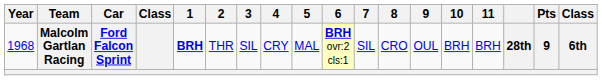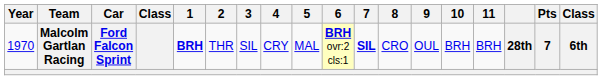(21, 46) 1968 -> (21, 46) 1970
(366, 46) normal -> (366, 46) bold
(547, 46) 9 -> (547, 46) 7
